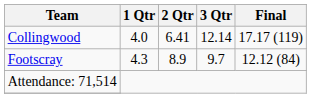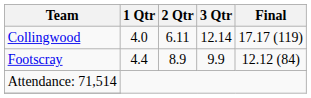(178, 37) 6.41 -> (178, 37) 6.11
(139, 59) 4.3 -> (139, 59) 4.4
(216, 59) 9.7 -> (216, 59) 9.9
